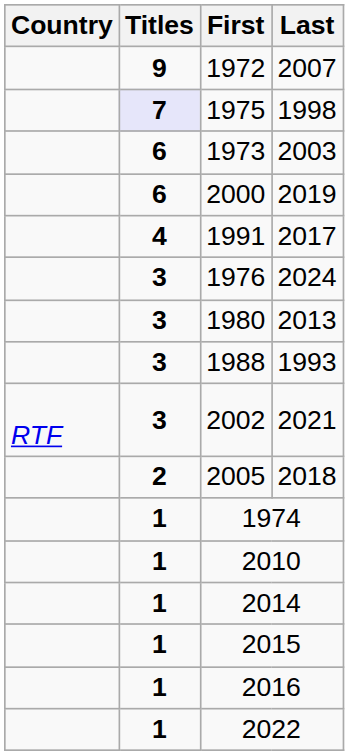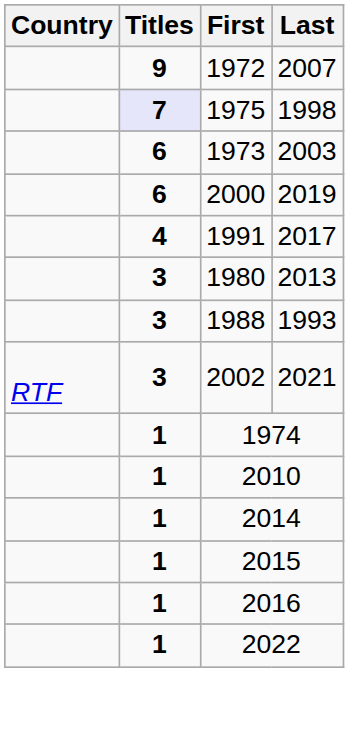- row: (236, 278)
- row: (236, 476)
